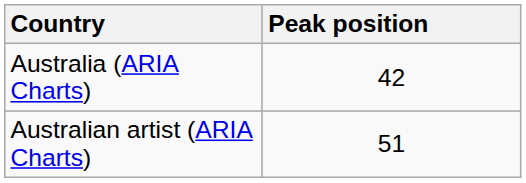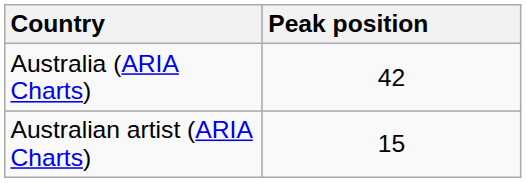(391, 143) 51 -> (391, 143) 15
